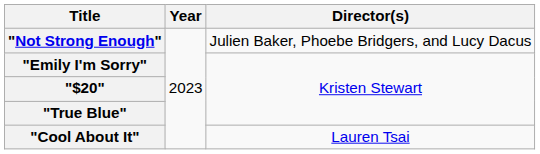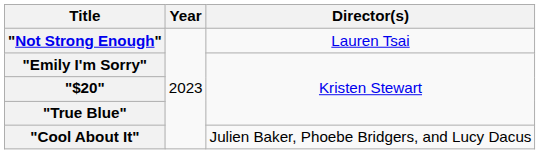(371, 40) Julien Baker, Phoebe Bridgers, and Lucy Dacus -> (371, 40) Lauren Tsai
(371, 137) Lauren Tsai -> (371, 137) Julien Baker, Phoebe Bridgers, and Lucy Dacus
